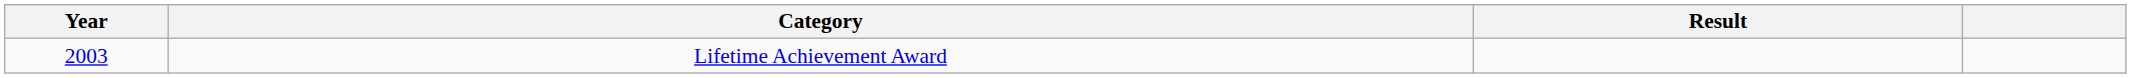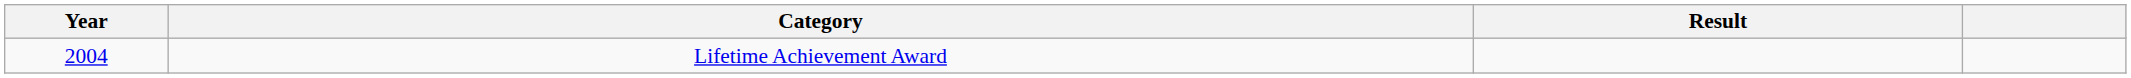(86, 55) 2003 -> (86, 55) 2004
